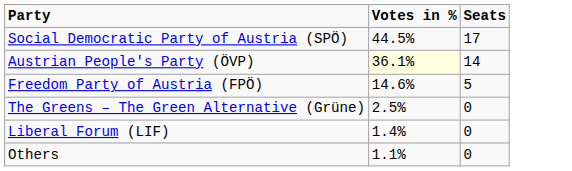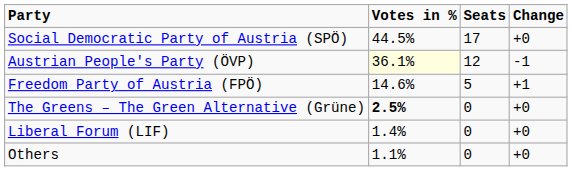+ column: (538, 16)
(472, 62) 14 -> (472, 62) 12
(389, 108) normal -> (389, 108) bold
